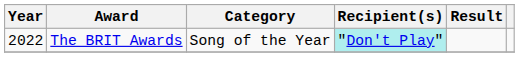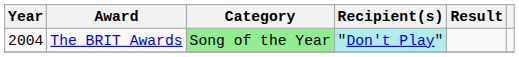(26, 40) 2022 -> (26, 40) 2004
(260, 40) no background -> (260, 40) lightgreen background
